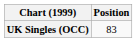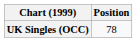(111, 29) 83 -> (111, 29) 78
